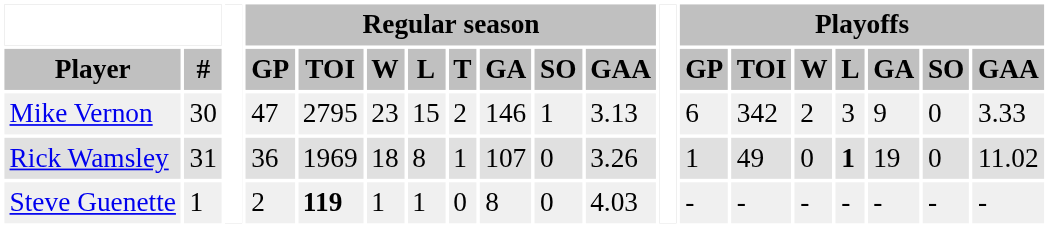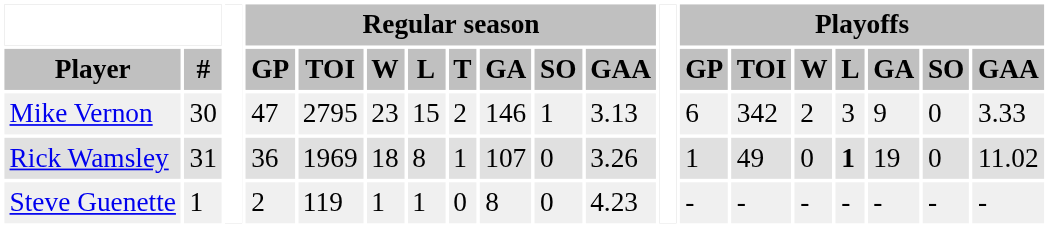(323, 202) bold -> (323, 202) normal
(614, 202) 4.03 -> (614, 202) 4.23
